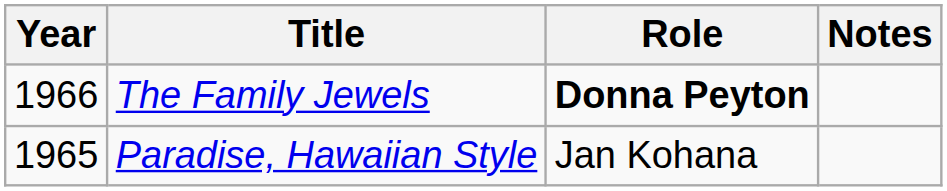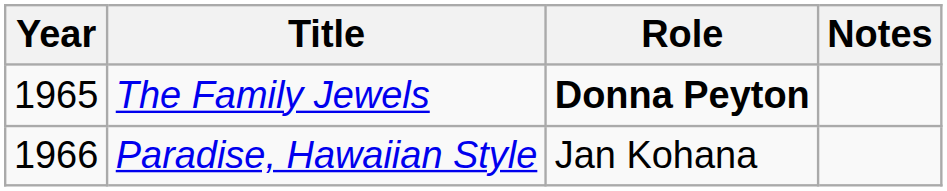(56, 94) 1966 -> (56, 94) 1965
(56, 154) 1965 -> (56, 154) 1966
